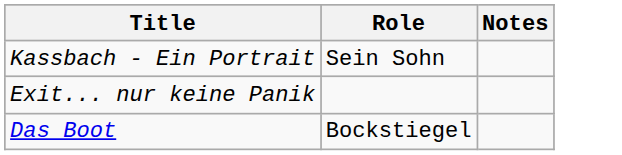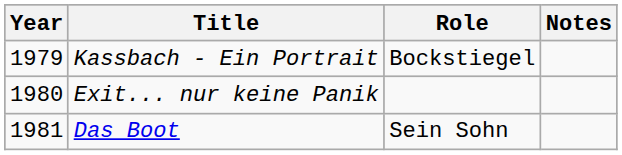+ column: (37, 23)
(385, 59) Sein Sohn -> (462, 59) Bockstiegel
(399, 131) Bockstiegel -> (449, 131) Sein Sohn
